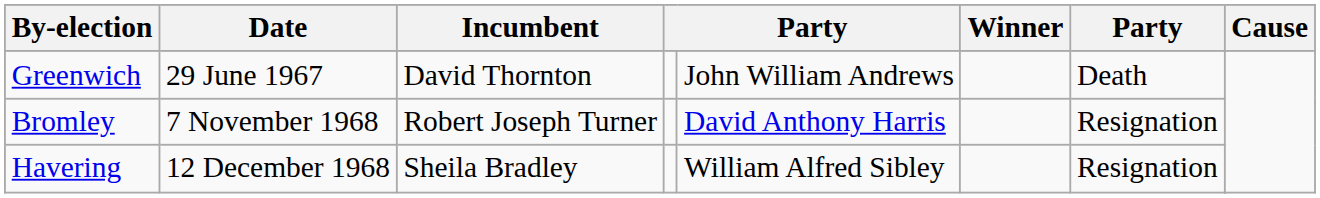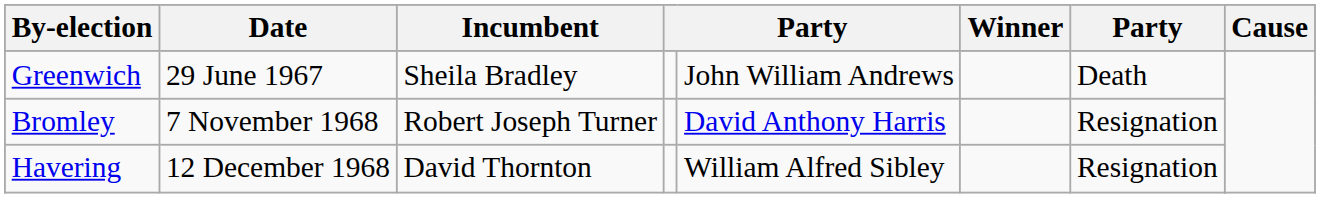(498, 74) David Thornton -> (491, 74) Sheila Bradley
(491, 167) Sheila Bradley -> (498, 167) David Thornton
